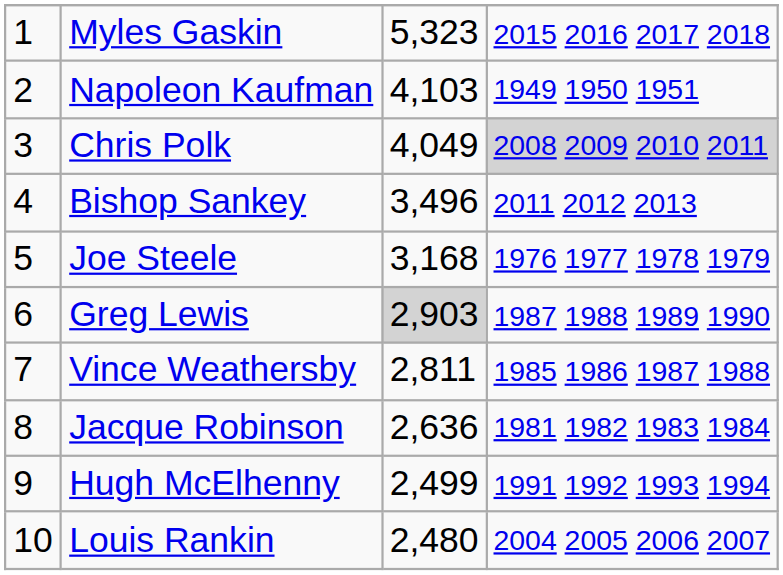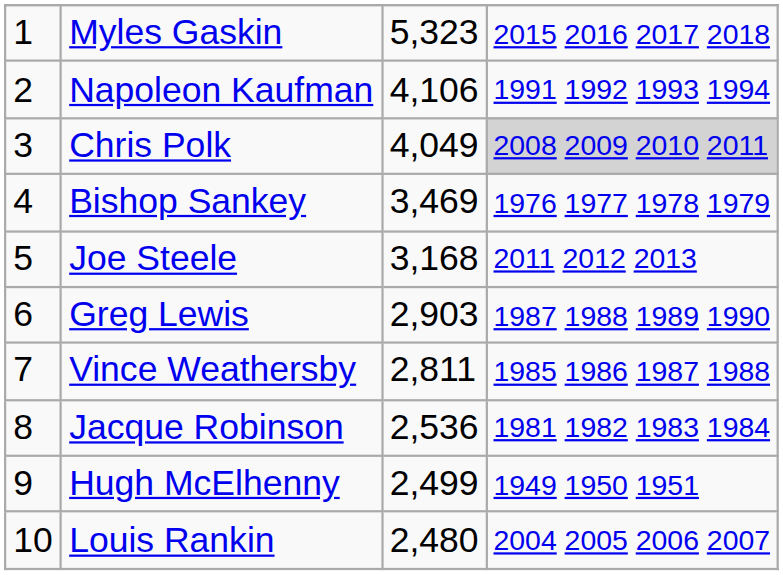(434, 88) 4,103 -> (434, 88) 4,106
(596, 90) 1949 1950 1951 -> (632, 90) 1991 1992 1993 1994
(434, 201) 3,496 -> (434, 201) 3,469
(595, 202) 2011 2012 2013 -> (632, 202) 1976 1977 1978 1979
(632, 259) 1976 1977 1978 1979 -> (595, 259) 2011 2012 2013
(434, 314) lightgrey background -> (434, 314) no background
(434, 426) 2,636 -> (434, 426) 2,536
(632, 484) 1991 1992 1993 1994 -> (596, 484) 1949 1950 1951
